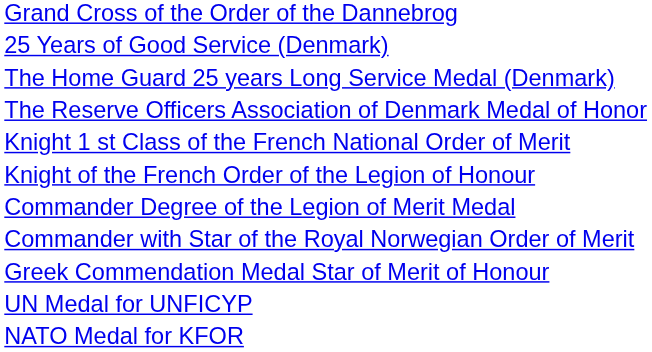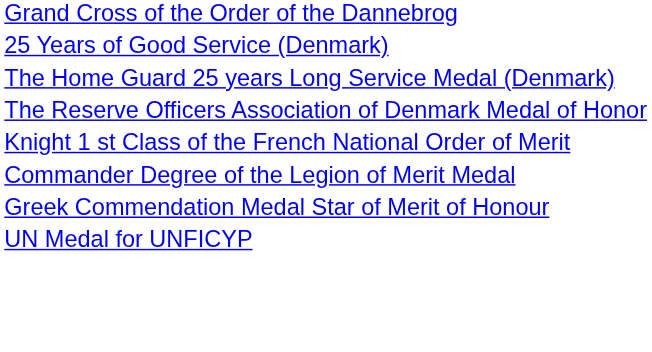- row: (270, 175)
- row: (319, 239)
- row: (124, 336)
